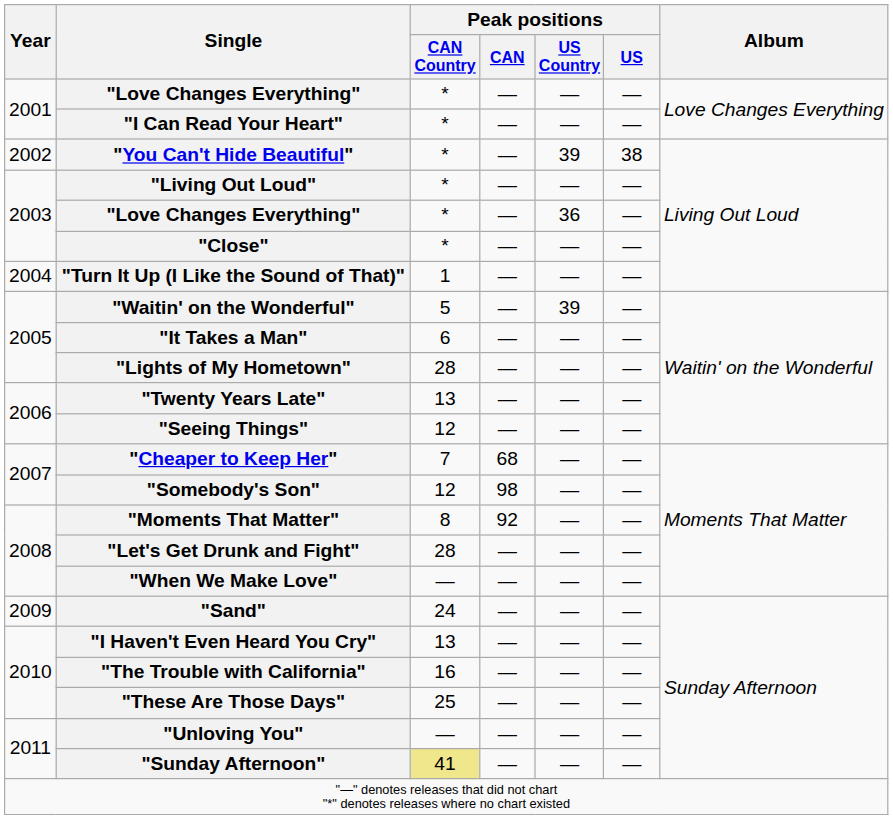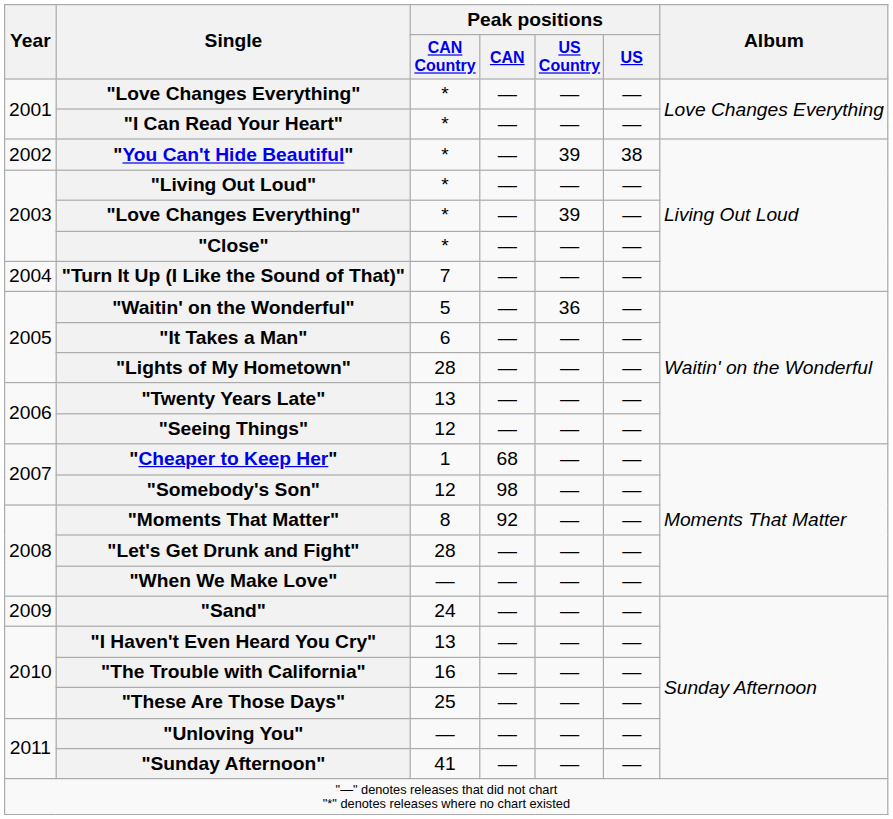(569, 215) 36 -> (569, 215) 39
(445, 276) 1 -> (445, 276) 7
(569, 306) 39 -> (569, 306) 36
(445, 459) 7 -> (445, 459) 1
(445, 763) khaki background -> (445, 763) no background
